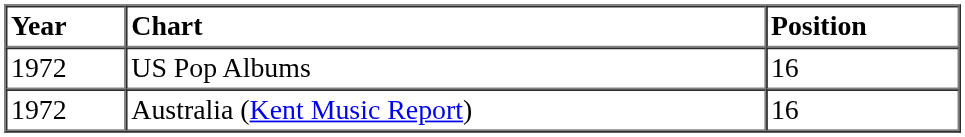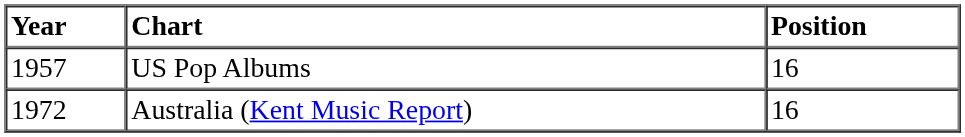(39, 68) 1972 -> (39, 68) 1957
